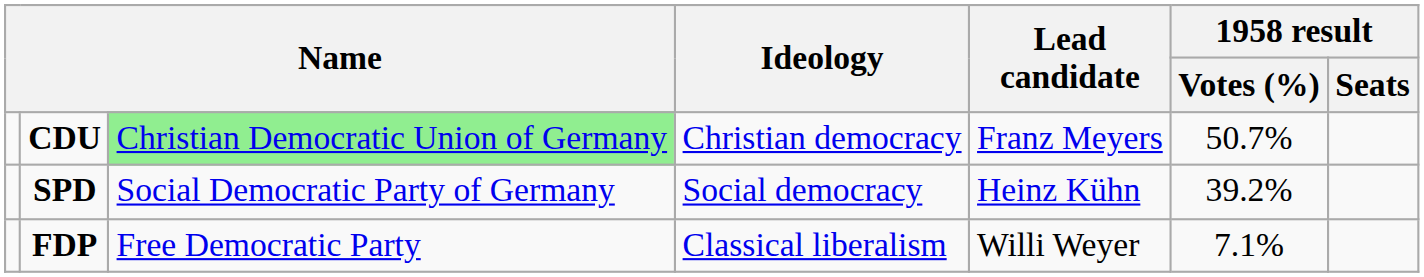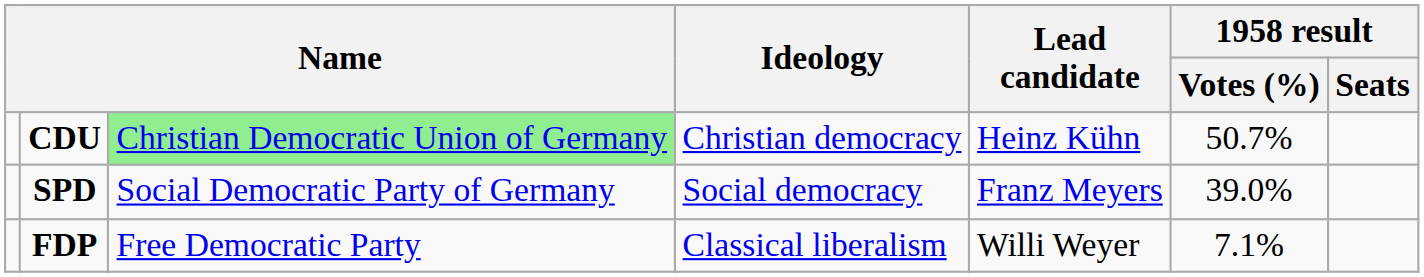(1070, 137) Franz Meyers -> (1059, 137) Heinz Kühn
(1059, 191) Heinz Kühn -> (1070, 191) Franz Meyers
(1249, 191) 39.2% -> (1249, 191) 39.0%
